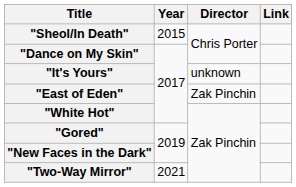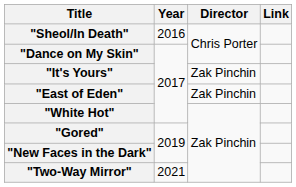(171, 34) 2015 -> (171, 34) 2016
(216, 73) unknown -> (223, 73) Zak Pinchin
